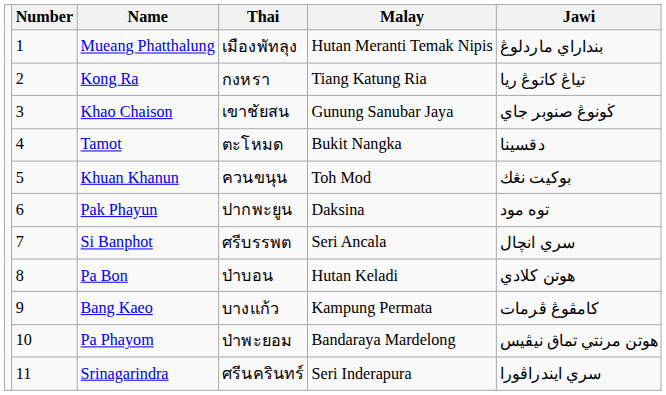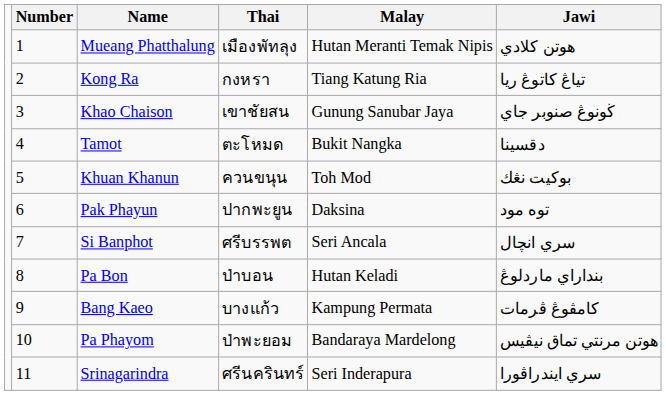(552, 46) بنداراي ماردلوڠ -> (538, 46) هوتن كلادي
(538, 275) هوتن كلادي -> (552, 275) بنداراي ماردلوڠ
